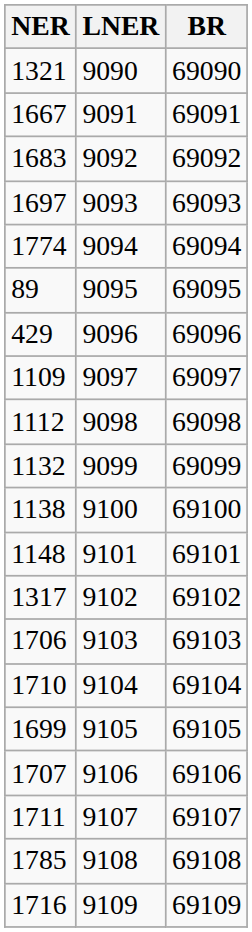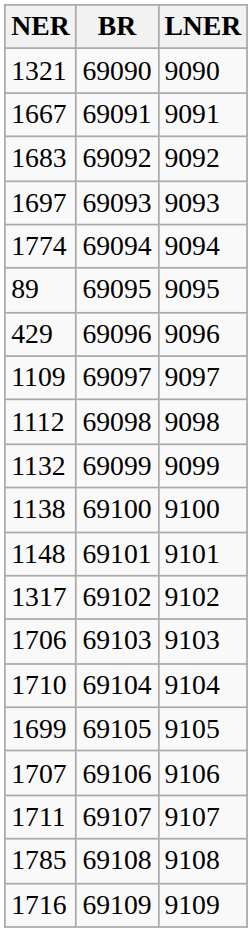columns swapped: (121, 26) <-> (207, 26)
